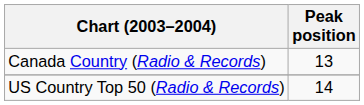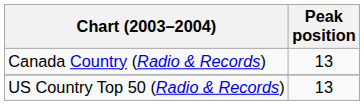(324, 87) 14 -> (324, 87) 13
